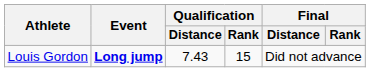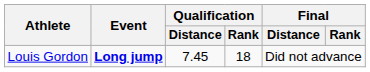(195, 57) 7.43 -> (195, 57) 7.45
(243, 57) 15 -> (243, 57) 18
